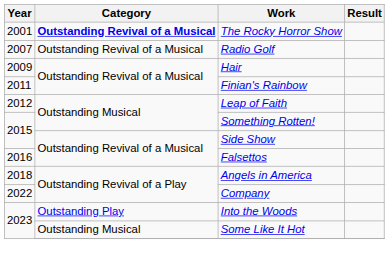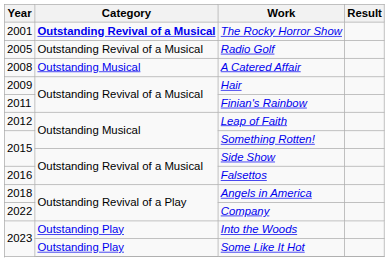(20, 49) 2007 -> (20, 49) 2005
+ row: (261, 67)
(89, 229) Outstanding Musical -> (81, 247) Outstanding Play
